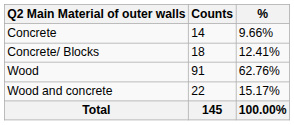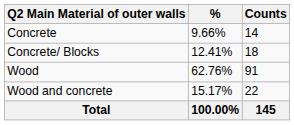columns swapped: (212, 14) <-> (263, 14)
